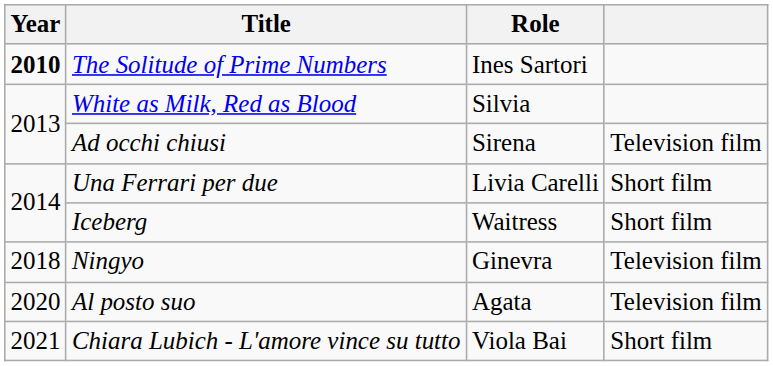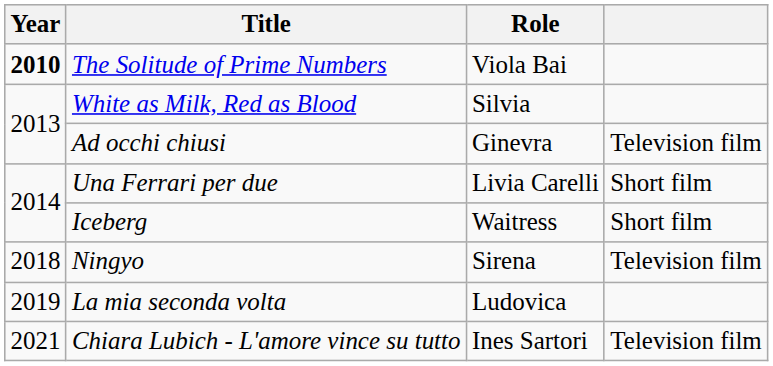(530, 63) Ines Sartori -> (519, 63) Viola Bai
(504, 143) Sirena -> (512, 143) Ginevra
(512, 261) Ginevra -> (504, 261) Sirena
+ row: (179, 301)
- row: (134, 301)
(519, 340) Viola Bai -> (530, 340) Ines Sartori
(661, 340) Short film -> (686, 340) Television film
